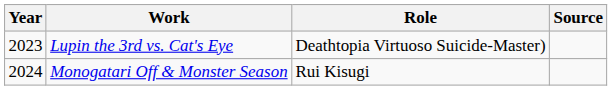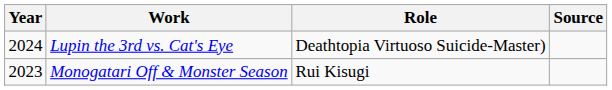(25, 44) 2023 -> (25, 44) 2024
(25, 71) 2024 -> (25, 71) 2023
